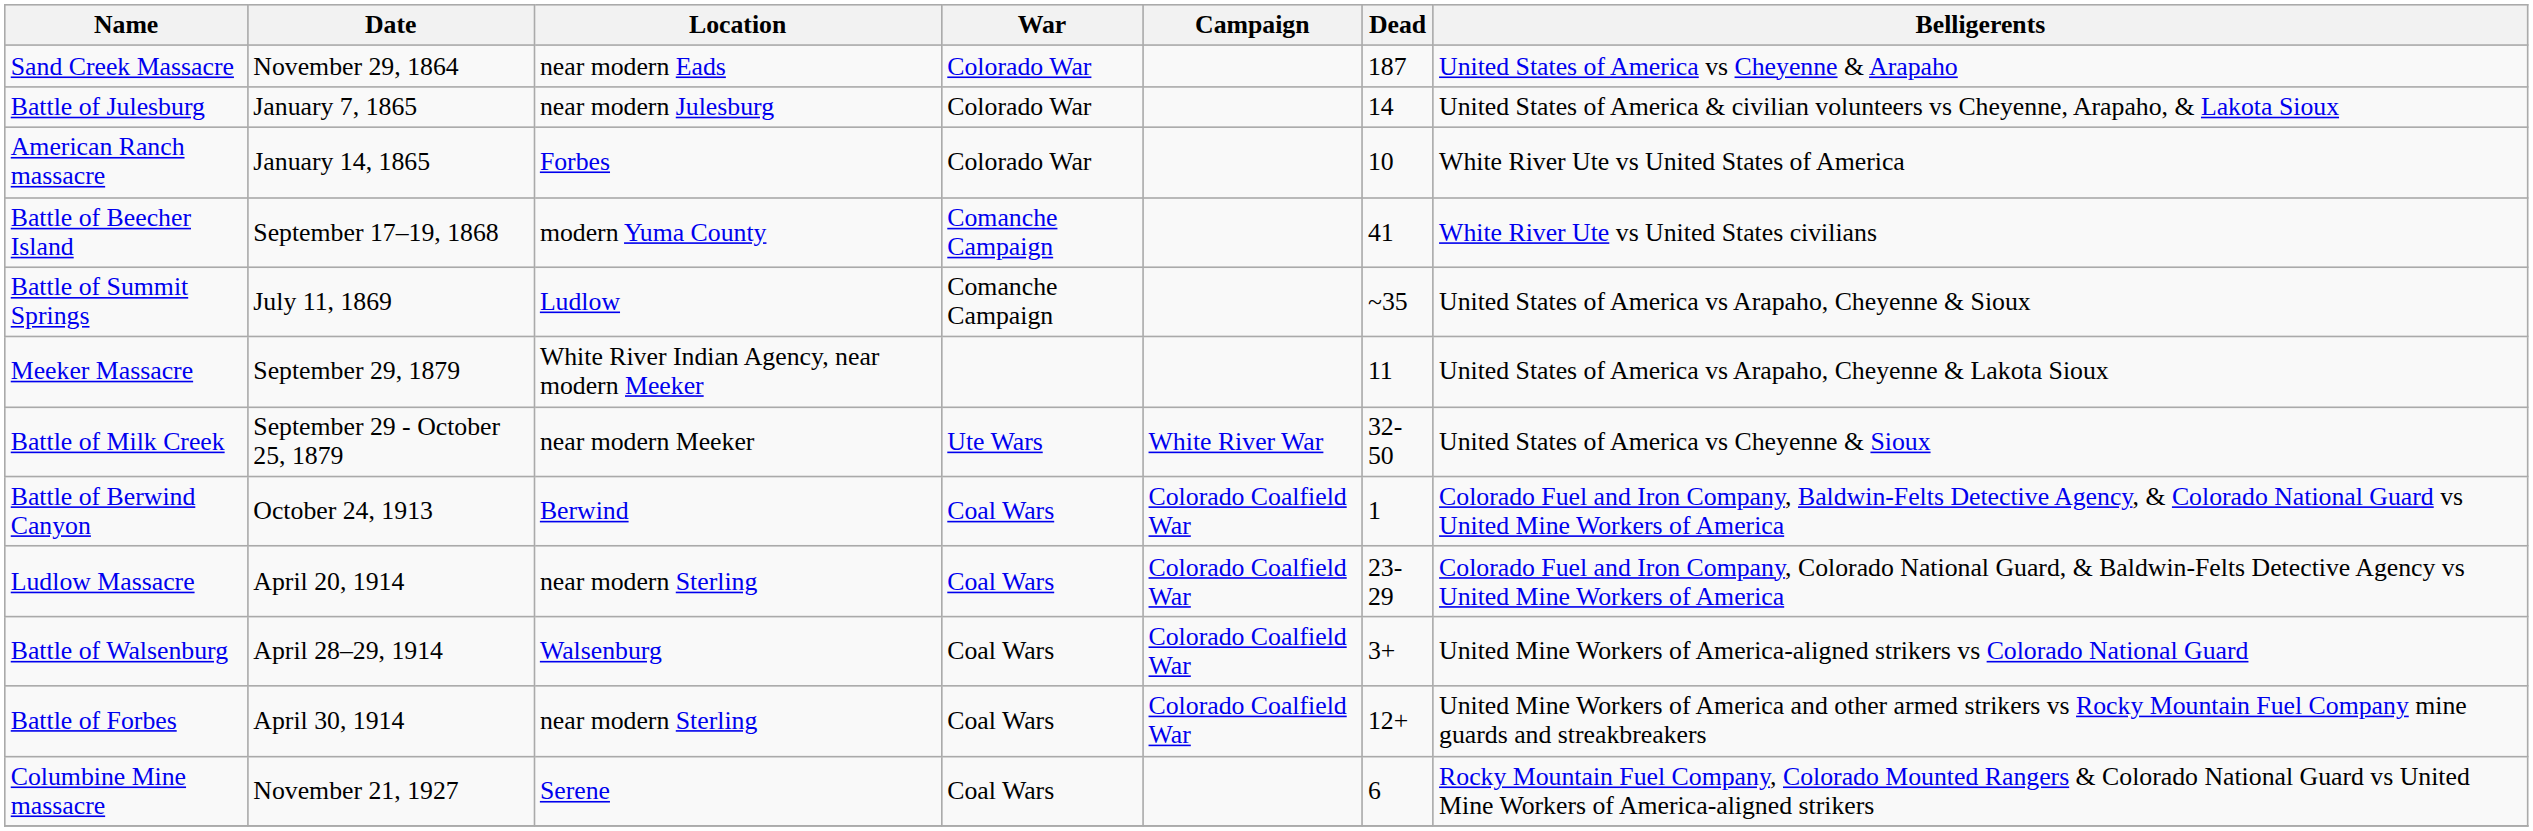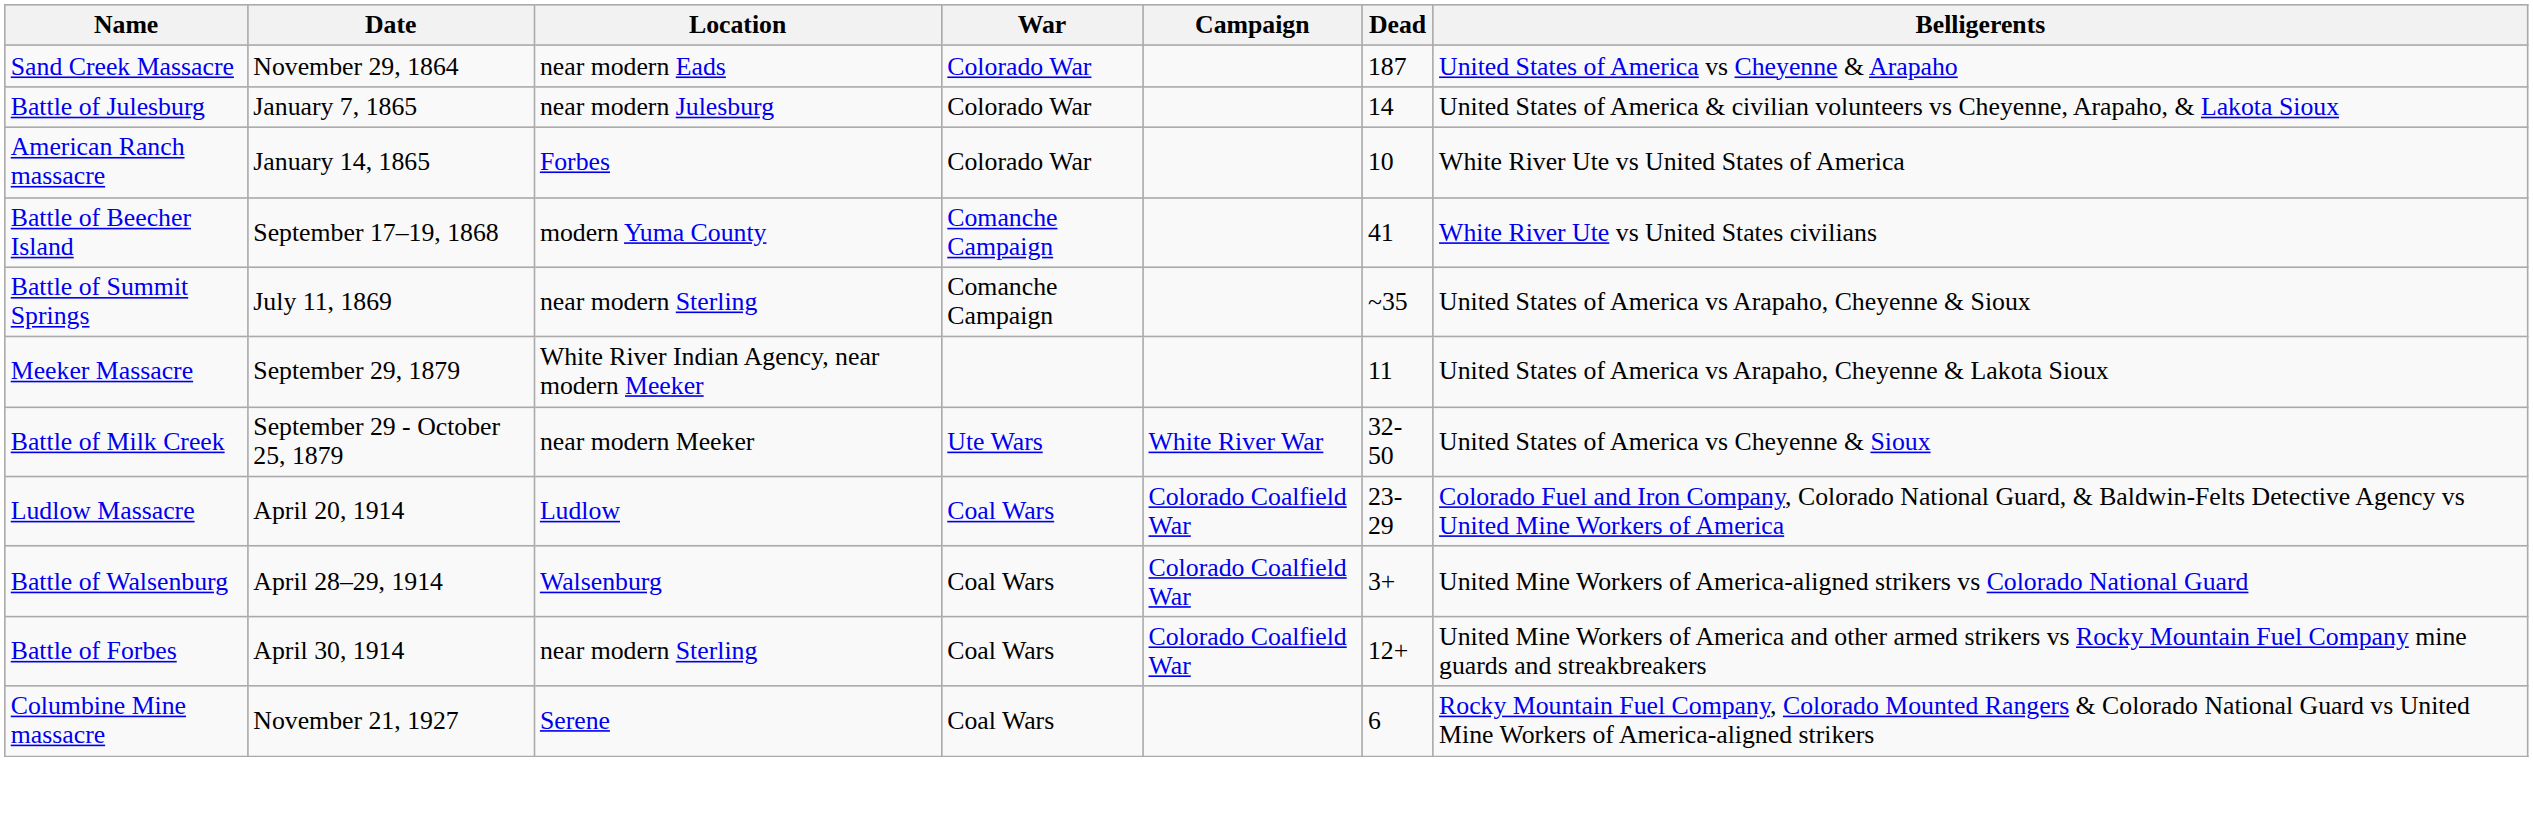(580, 301) Ludlow -> (649, 301) near modern Sterling
- row: (103, 511)
(649, 580) near modern Sterling -> (580, 511) Ludlow
